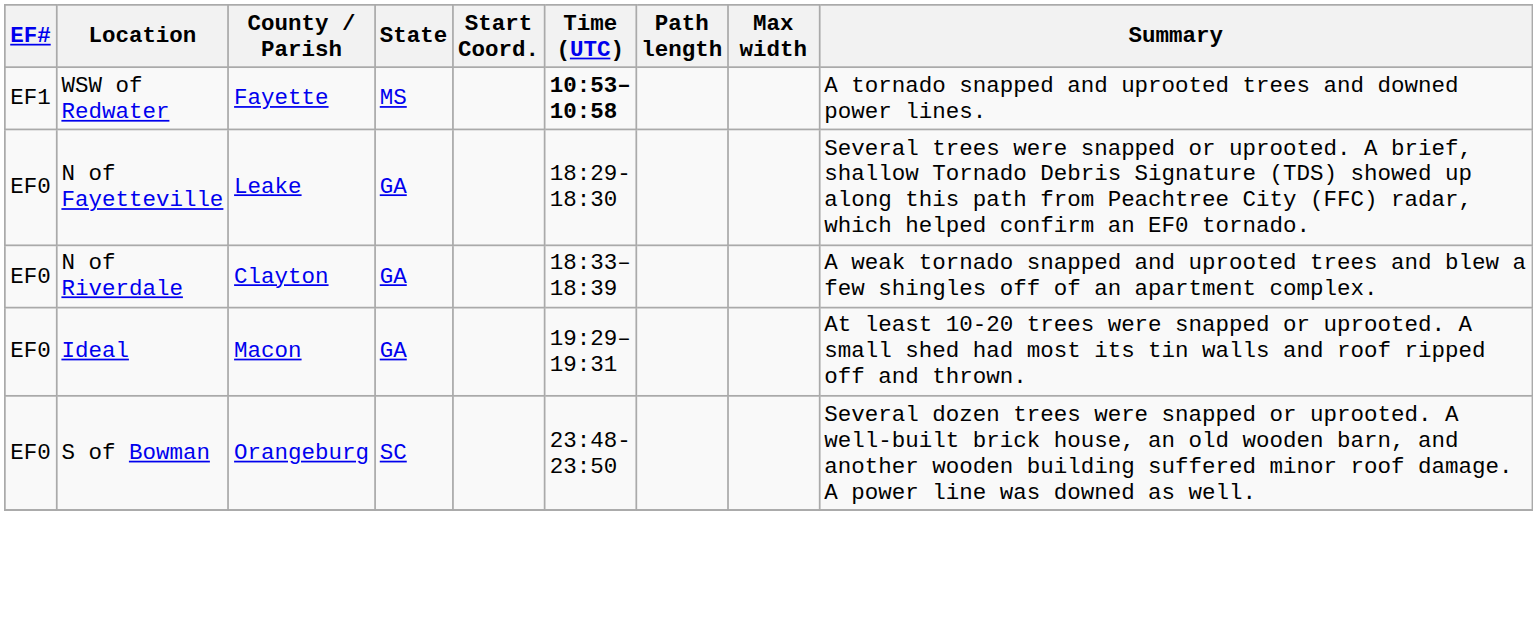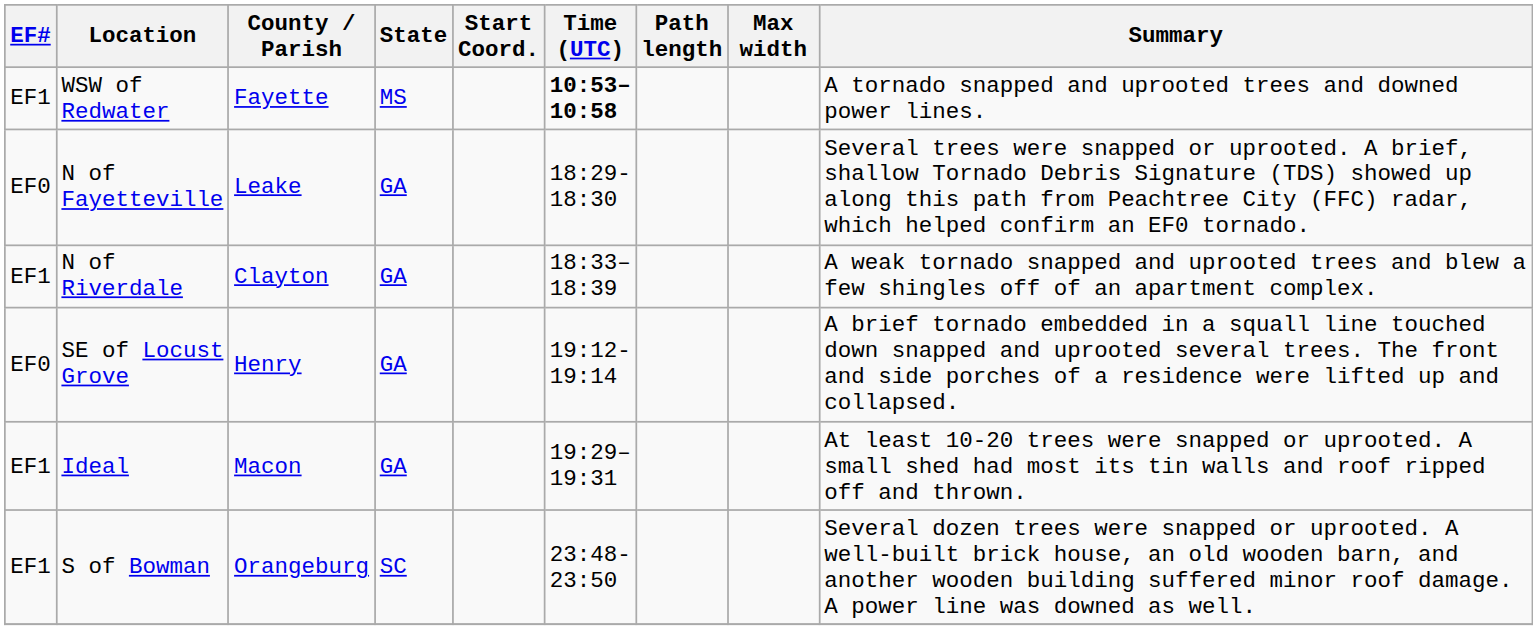(30, 276) EF0 -> (30, 276) EF1
+ row: (142, 364)
(30, 351) EF0 -> (30, 466) EF1
(30, 453) EF0 -> (30, 567) EF1
